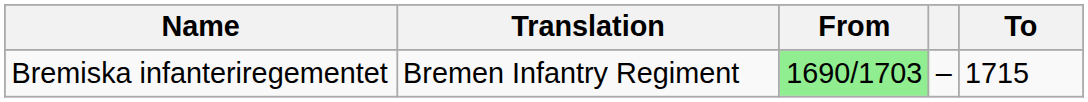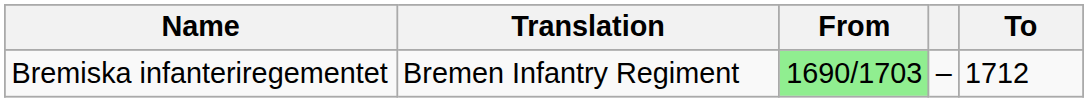(997, 73) 1715 -> (997, 73) 1712
